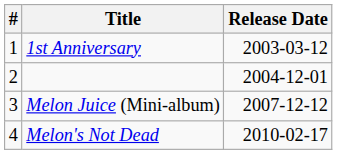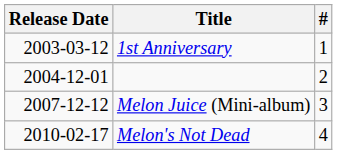columns swapped: (13, 18) <-> (278, 18)
